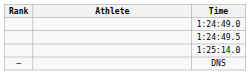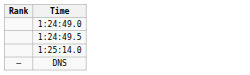- column: (112, 11)
